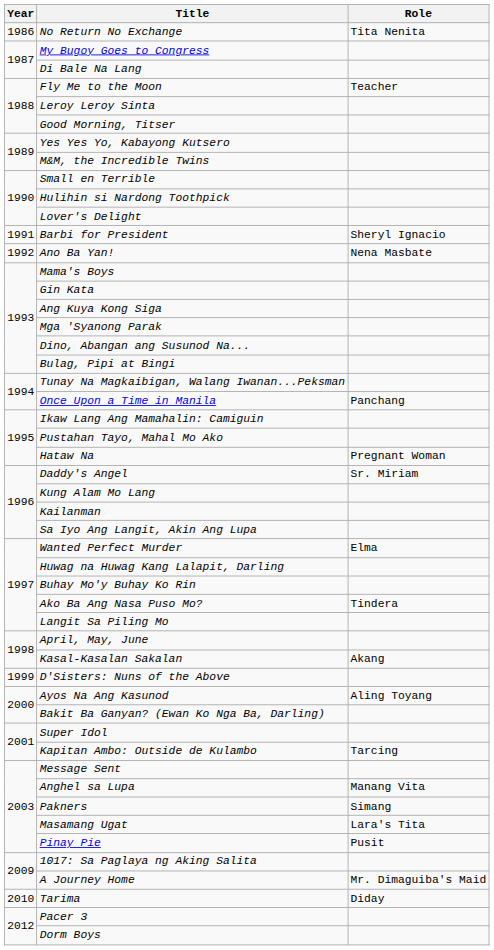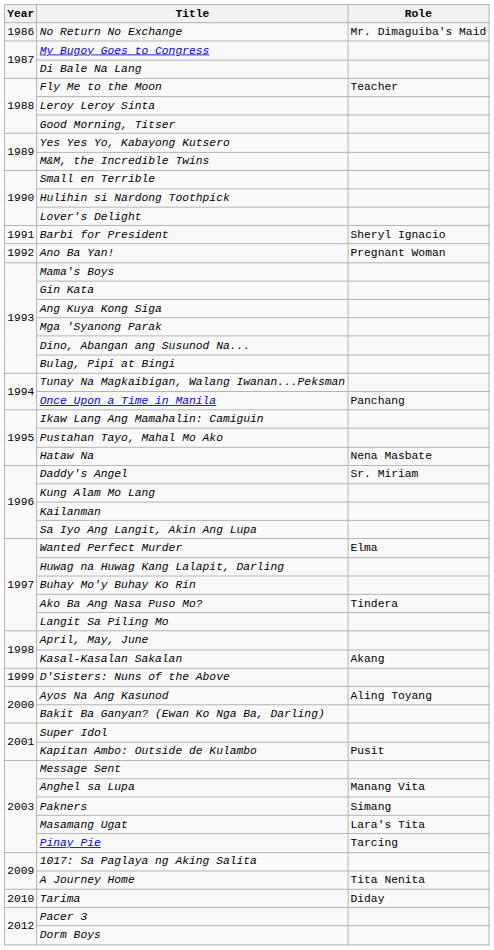(388, 32) Tita Nenita -> (418, 32) Mr. Dimaguiba's Maid
(391, 253) Nena Masbate -> (398, 253) Pregnant Woman
(398, 456) Pregnant Woman -> (391, 456) Nena Masbate
(374, 751) Tarcing -> (367, 751) Pusit
(367, 843) Pusit -> (374, 843) Tarcing
(418, 880) Mr. Dimaguiba's Maid -> (388, 880) Tita Nenita
